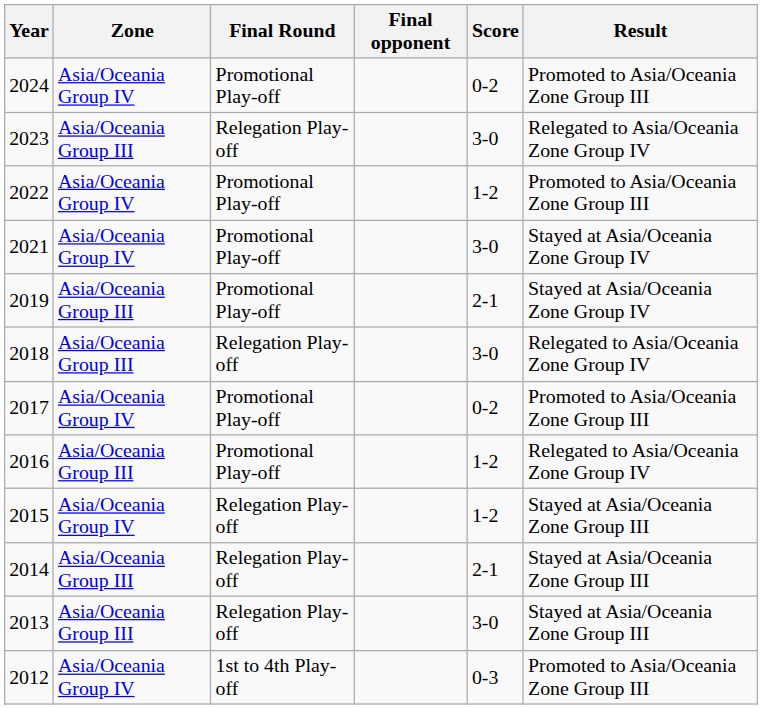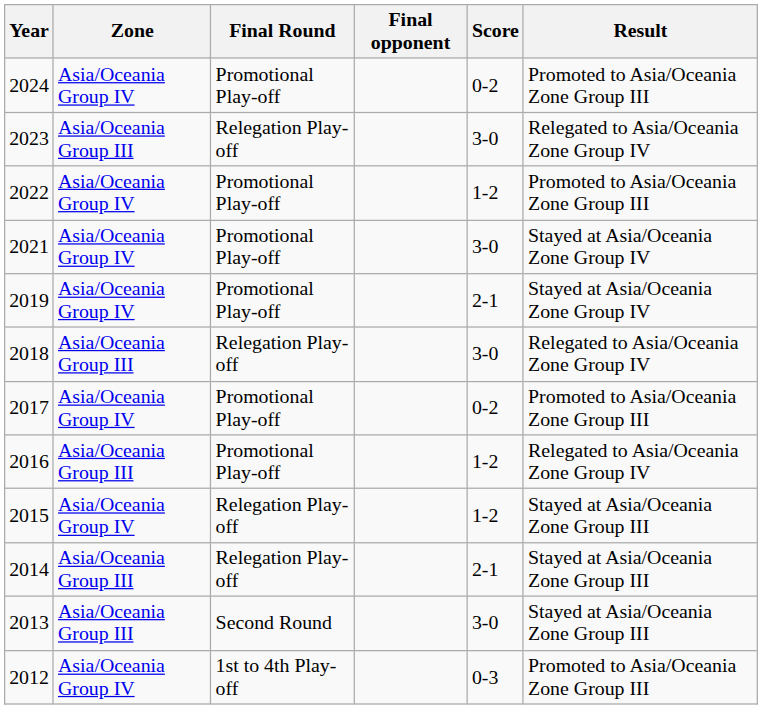(111, 300) Asia/Oceania Group III -> (111, 300) Asia/Oceania Group IV
(282, 623) Relegation Play-off -> (274, 623) Second Round
